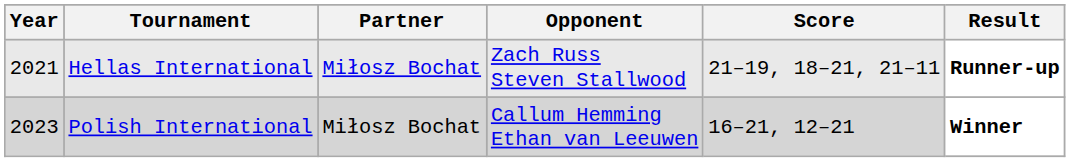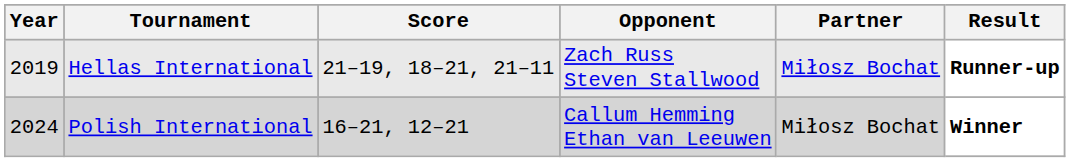columns swapped: (402, 22) <-> (824, 22)
(34, 68) 2021 -> (34, 68) 2019
(34, 127) 2023 -> (34, 127) 2024
